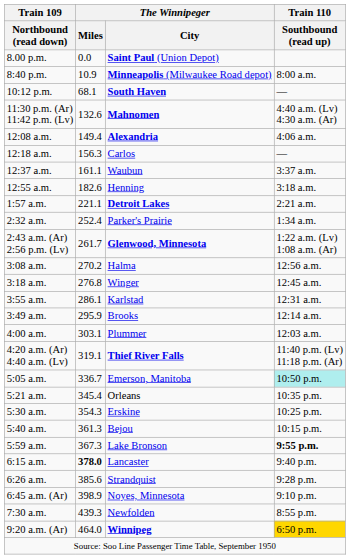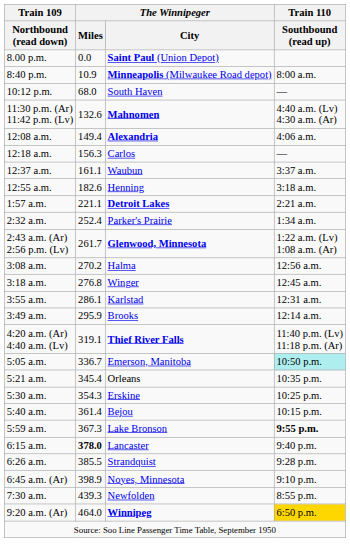(87, 91) 68.1 -> (87, 91) 68.0
(137, 91) bold -> (135, 91) normal
- row: (27, 333)
(90, 428) 361.3 -> (90, 412) 361.4
(90, 479) 385.6 -> (90, 462) 385.5
